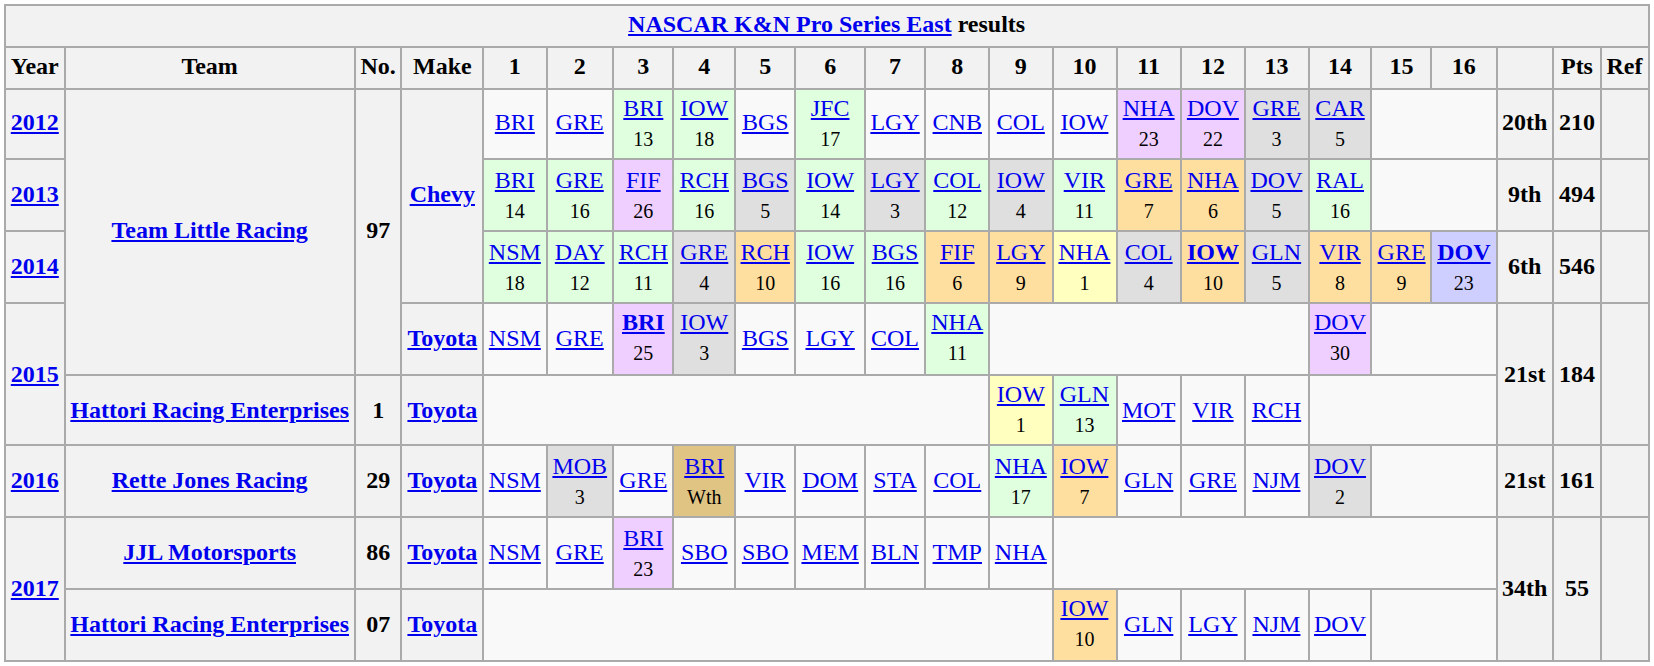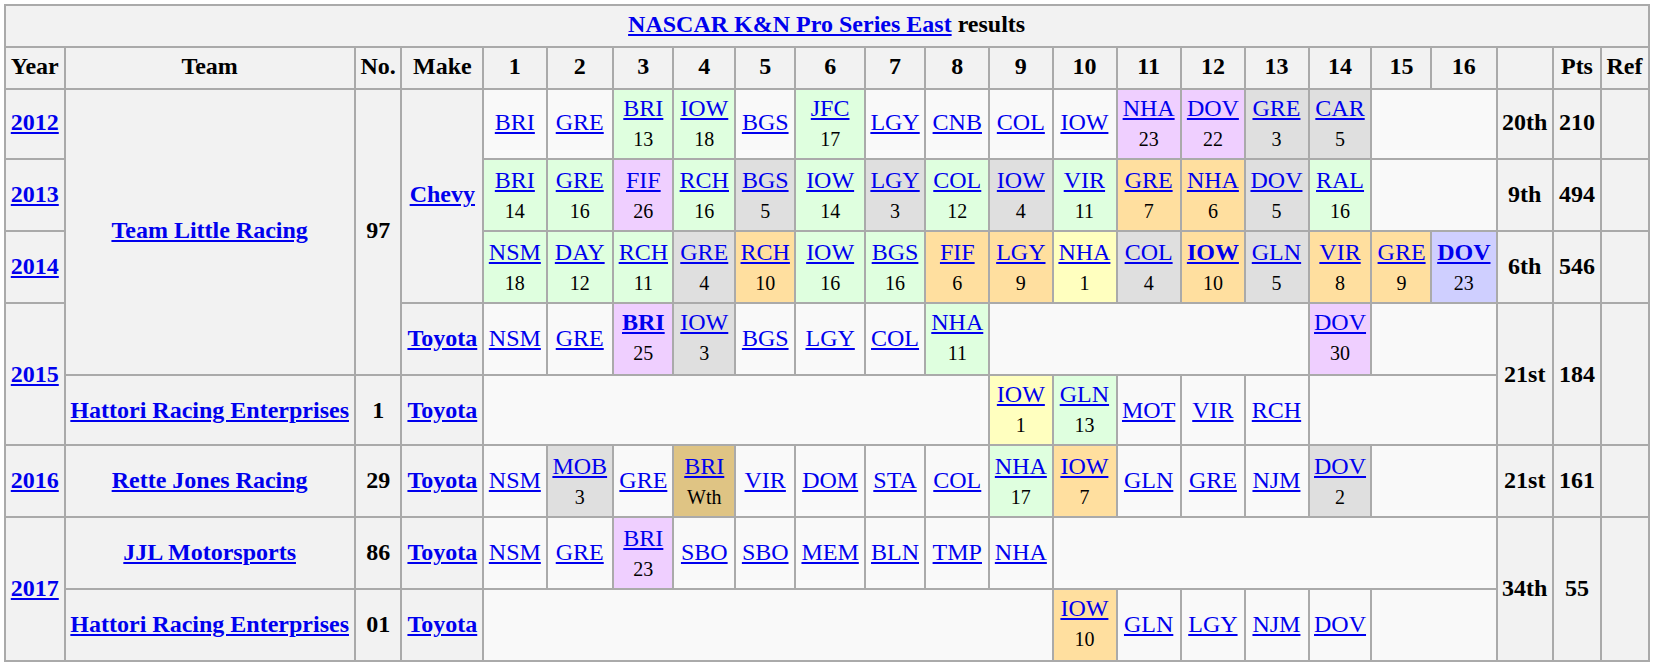(378, 624) 07 -> (378, 624) 01
